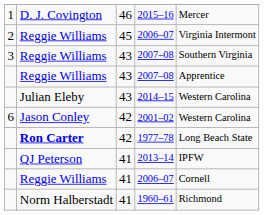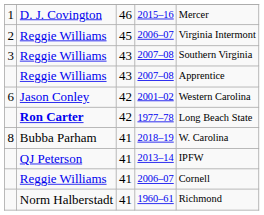- row: (11, 97)
+ row: (11, 138)
